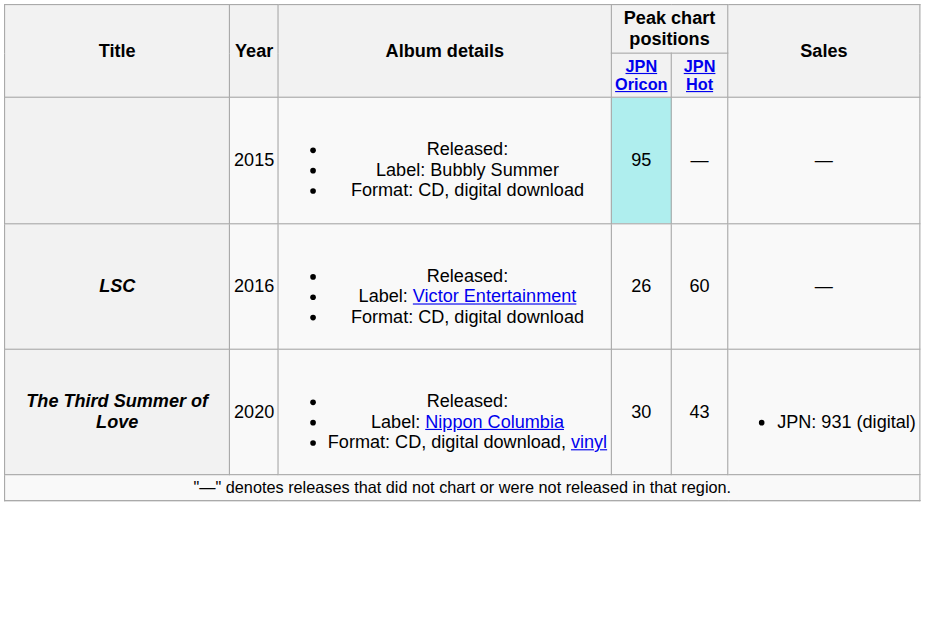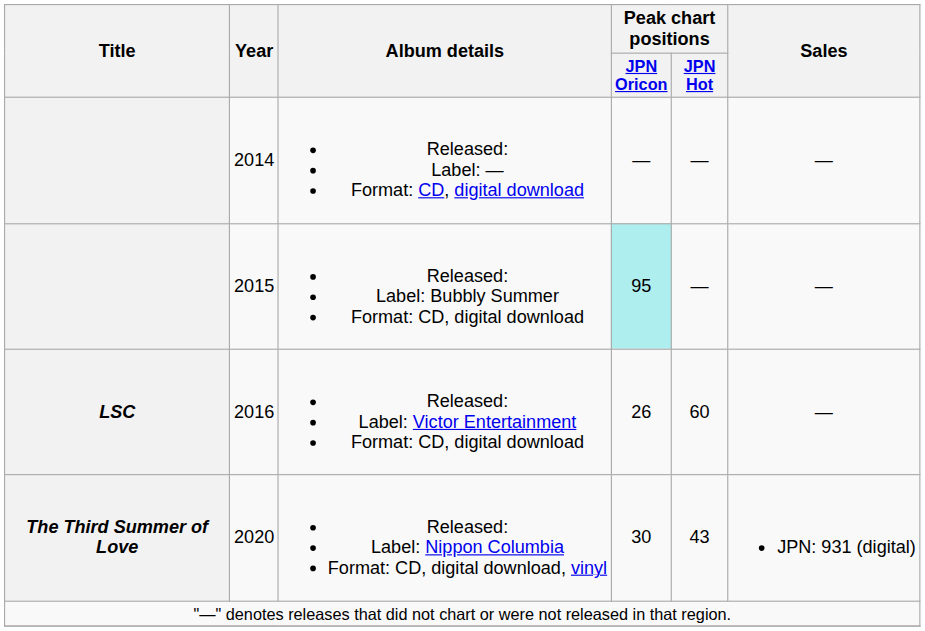+ row: (445, 170)
